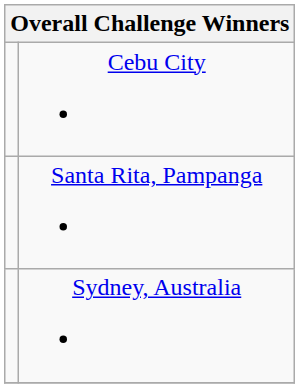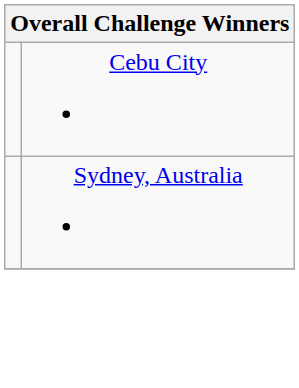- row: (157, 200)
